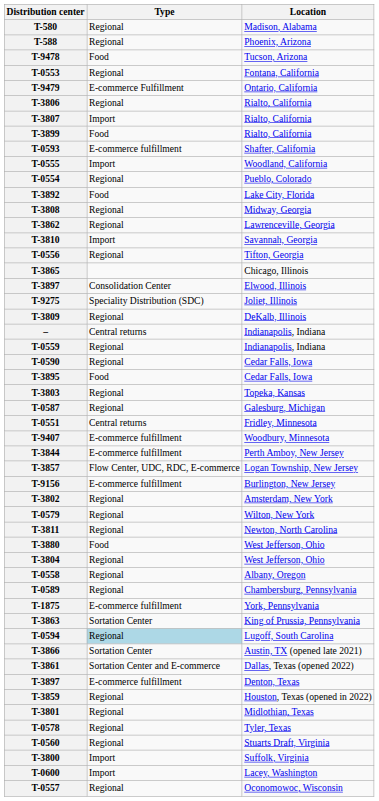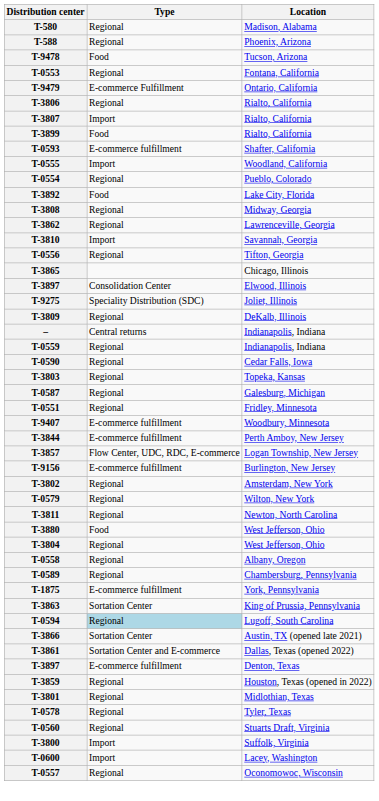- row: (46, 377)
(118, 423) Central returns -> (106, 407) Regional
